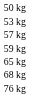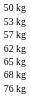- row: (15, 48)
+ row: (15, 48)
